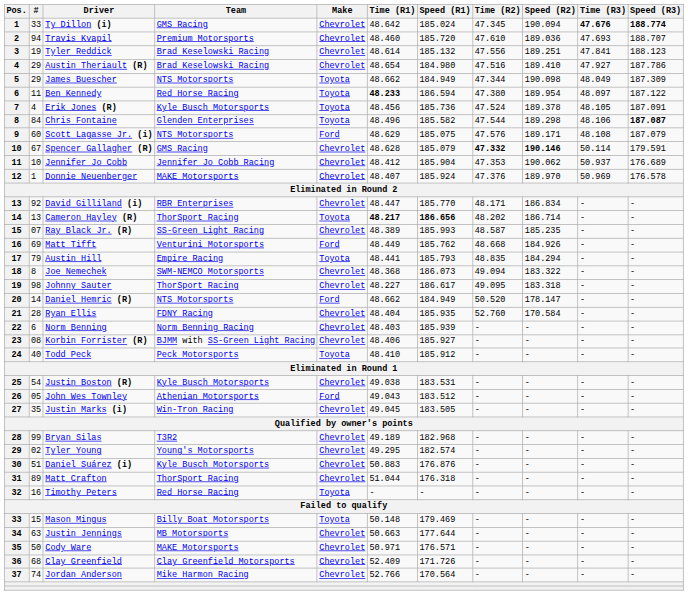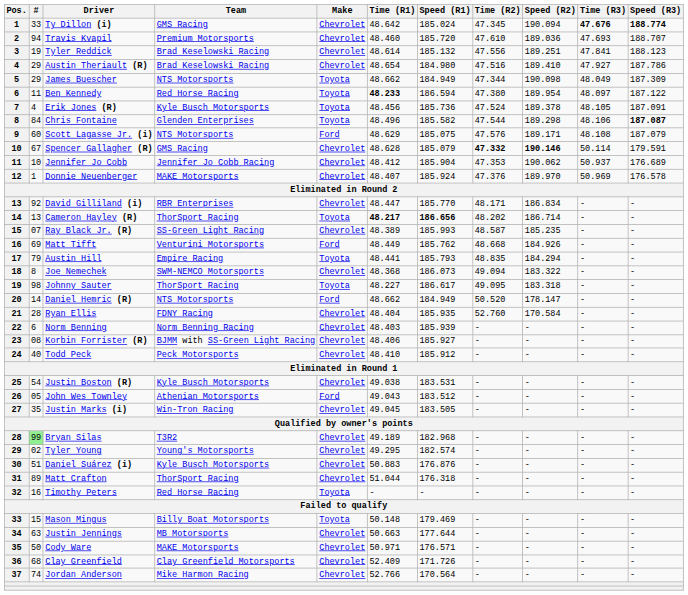(342, 287) Chevrolet -> (335, 287) Toyota
(335, 355) Toyota -> (342, 355) Chevrolet
(36, 438) no background -> (36, 438) lightgreen background
